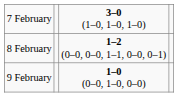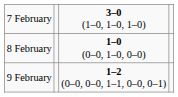(114, 48) 1–2 (0–0, 0–0, 1–1, 0–0, 0–1) -> (114, 48) 1–0 (0–0, 1–0, 0–0)
(114, 77) 1–0 (0–0, 1–0, 0–0) -> (114, 77) 1–2 (0–0, 0–0, 1–1, 0–0, 0–1)
